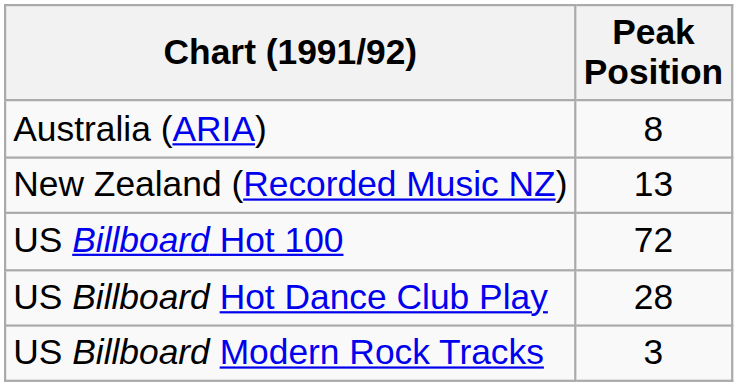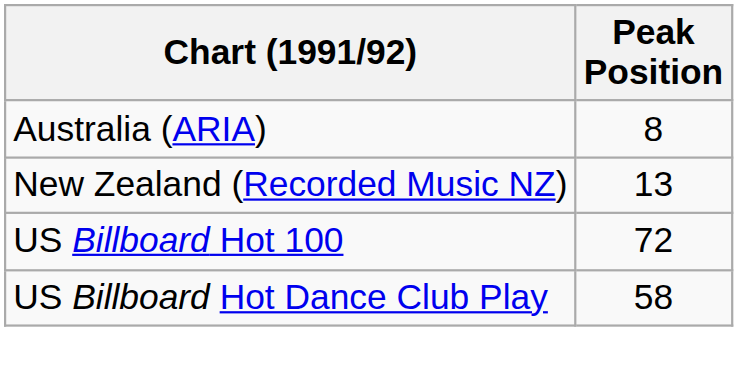(653, 296) 28 -> (653, 296) 58
- row: (279, 352)
